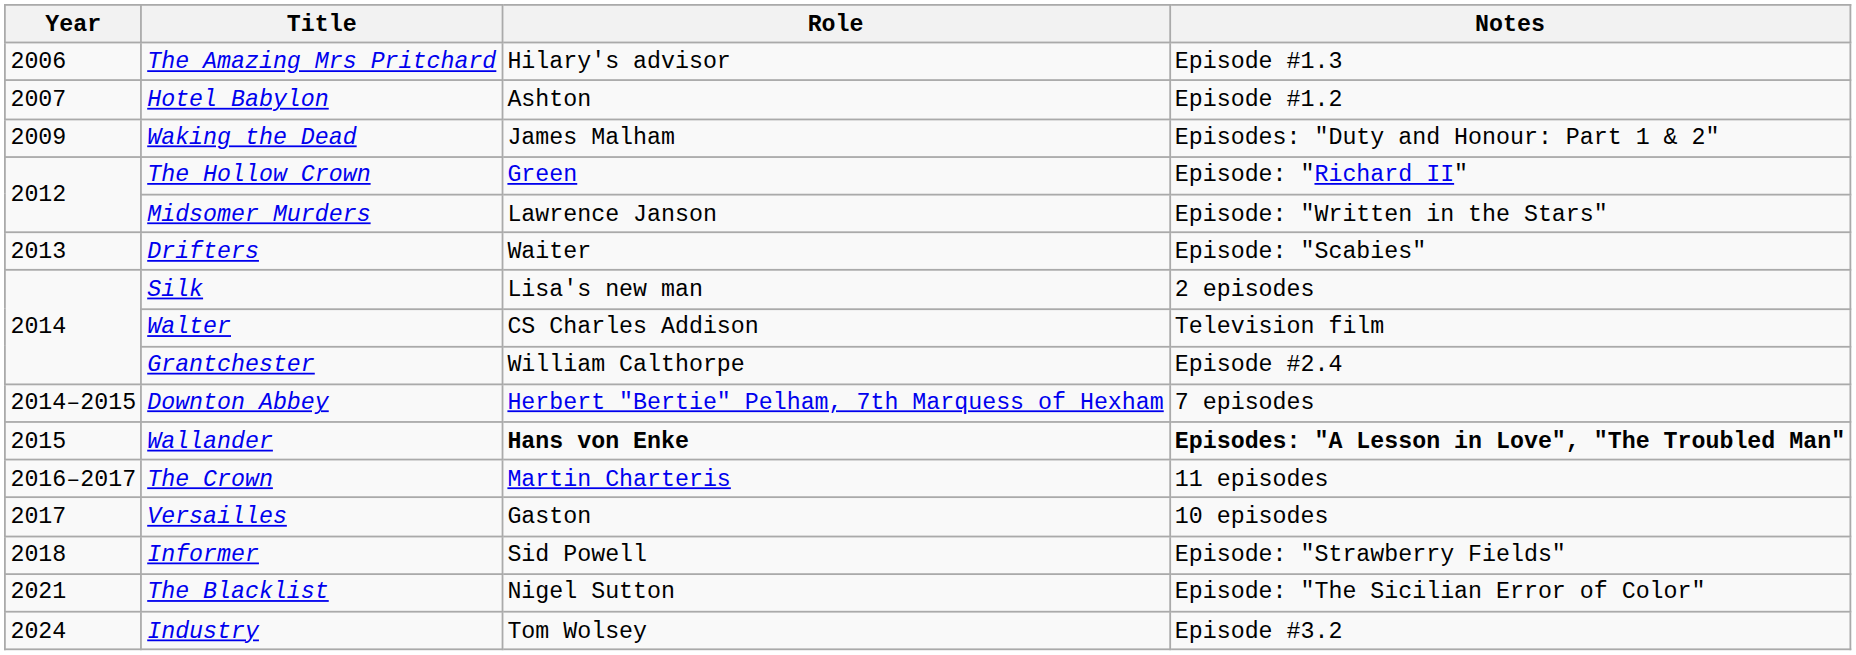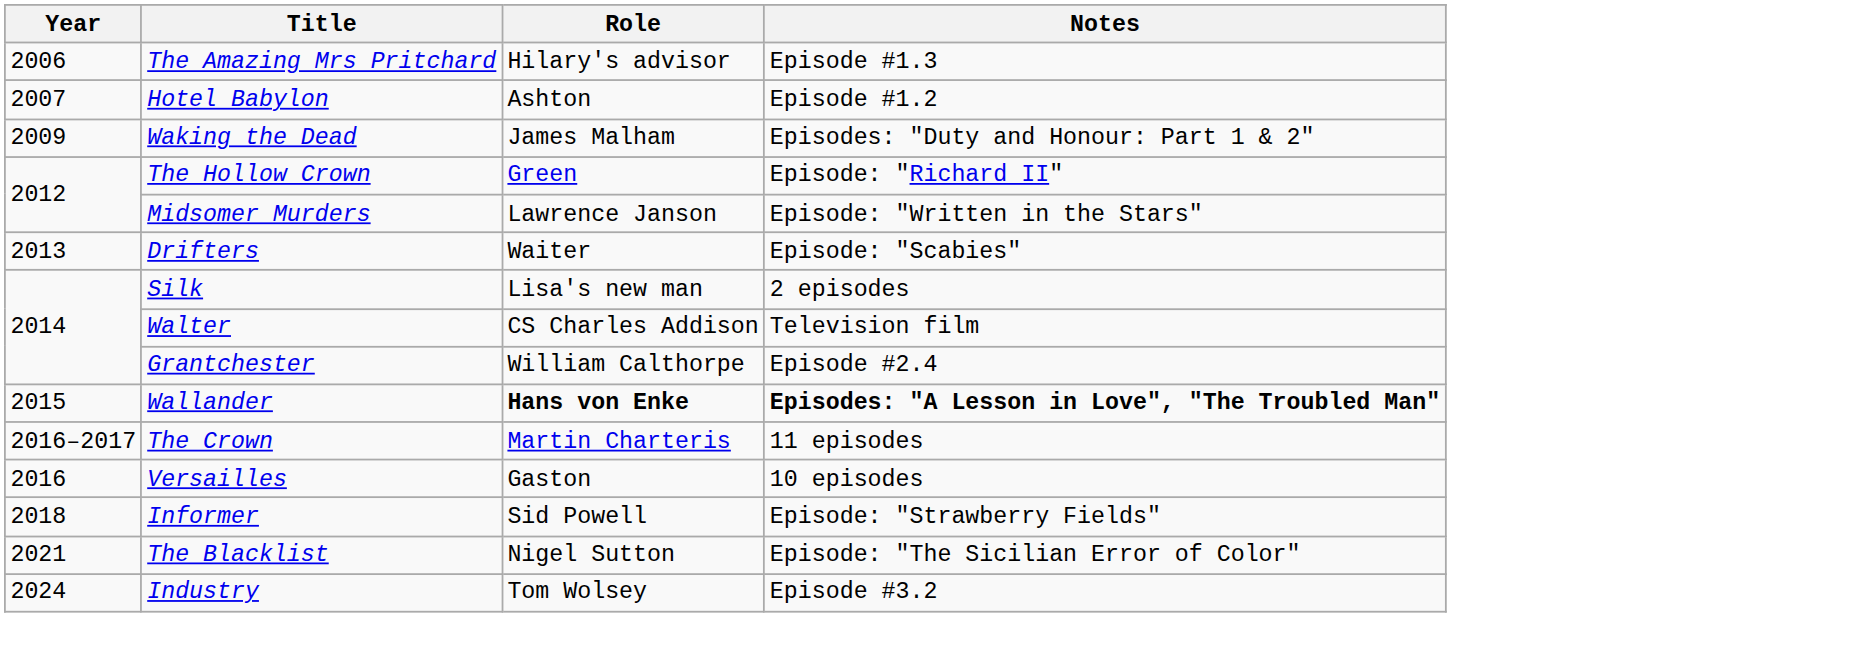- row: (238, 403)
(38, 517) 2017 -> (38, 479) 2016
